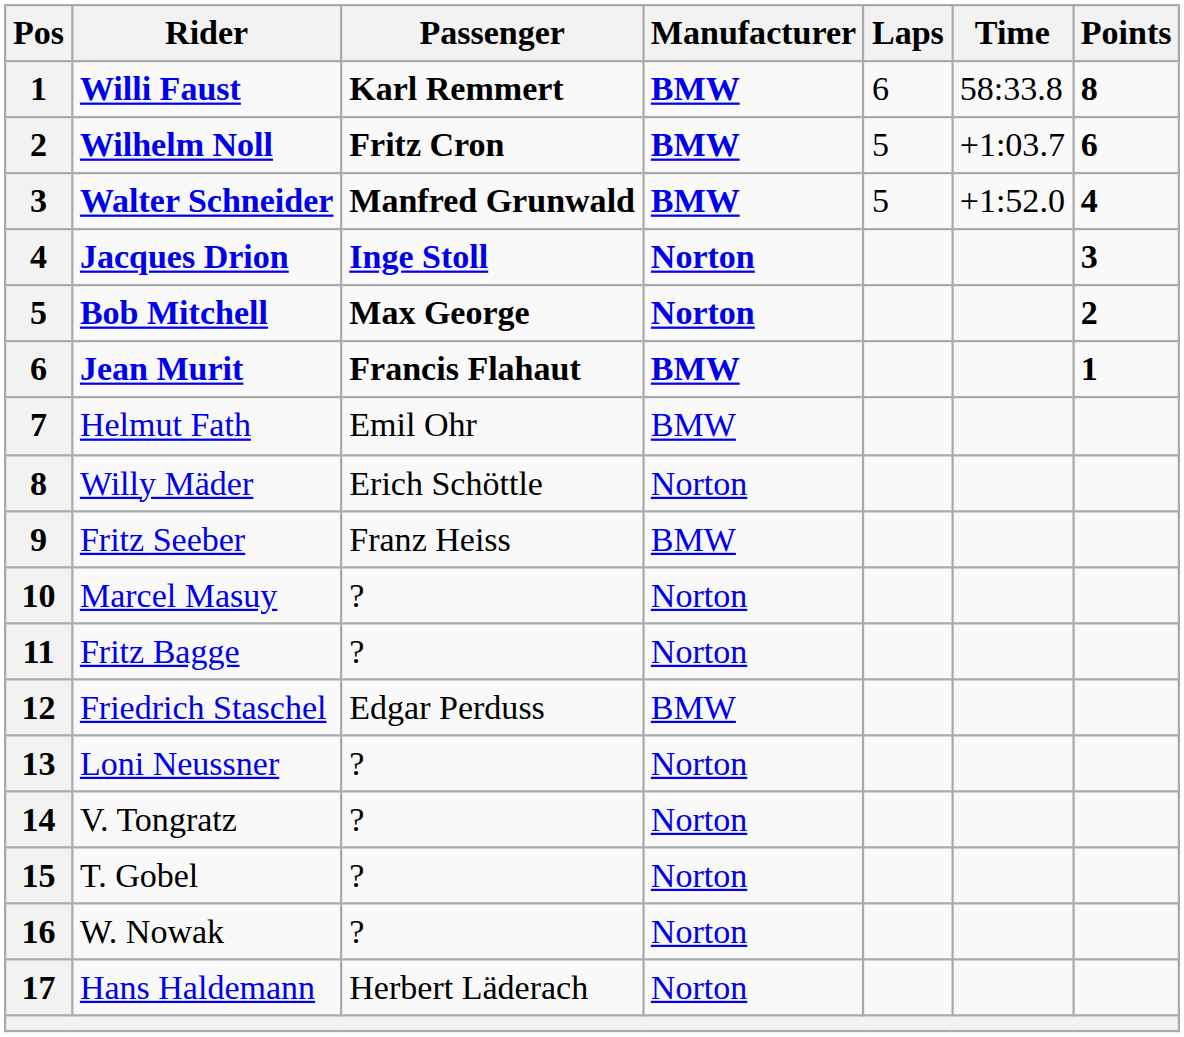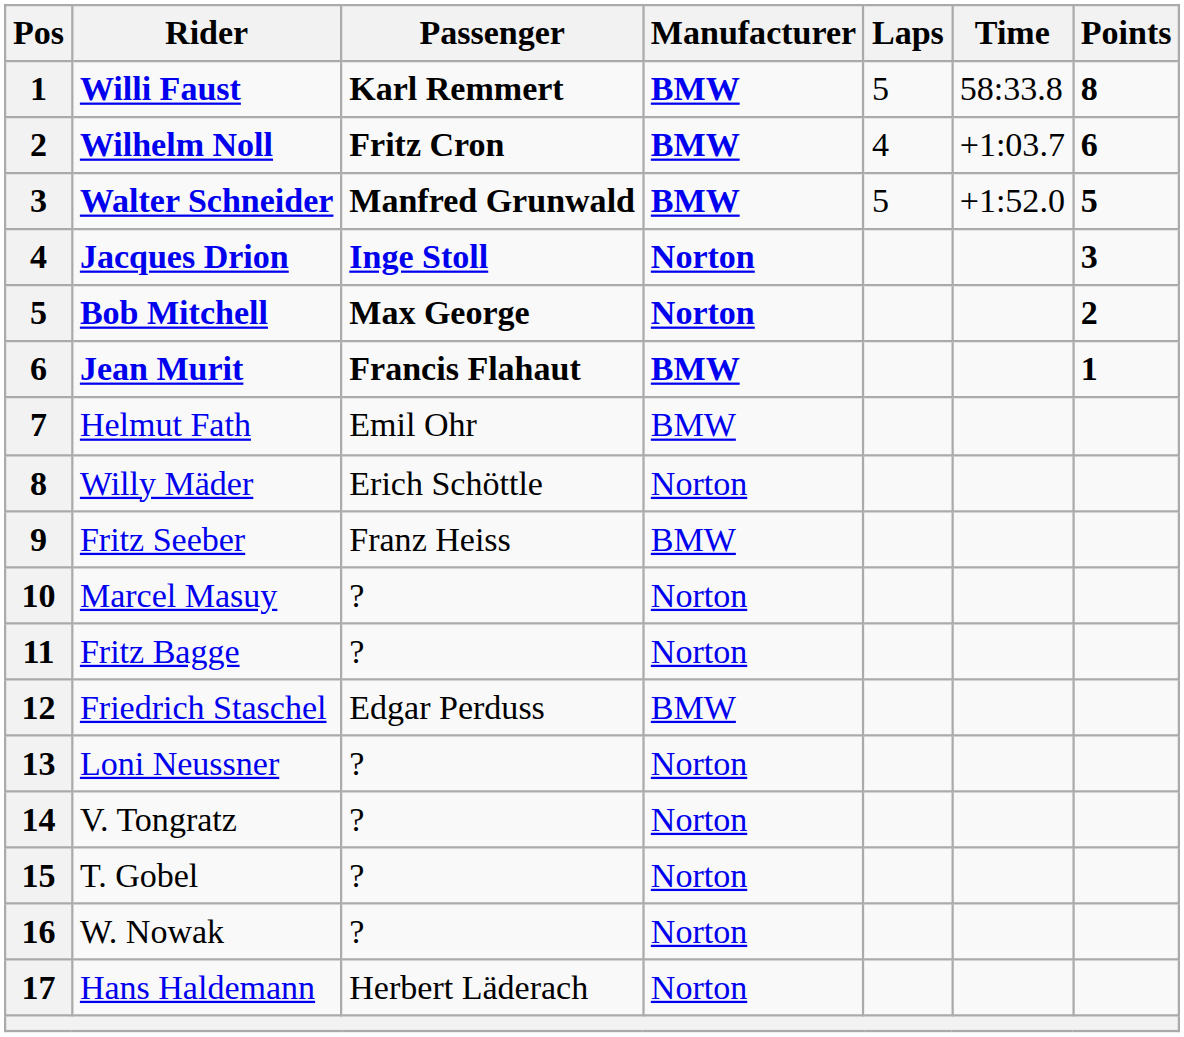(881, 88) 6 -> (881, 88) 5
(881, 145) 5 -> (881, 145) 4
(1089, 201) 4 -> (1089, 201) 5
